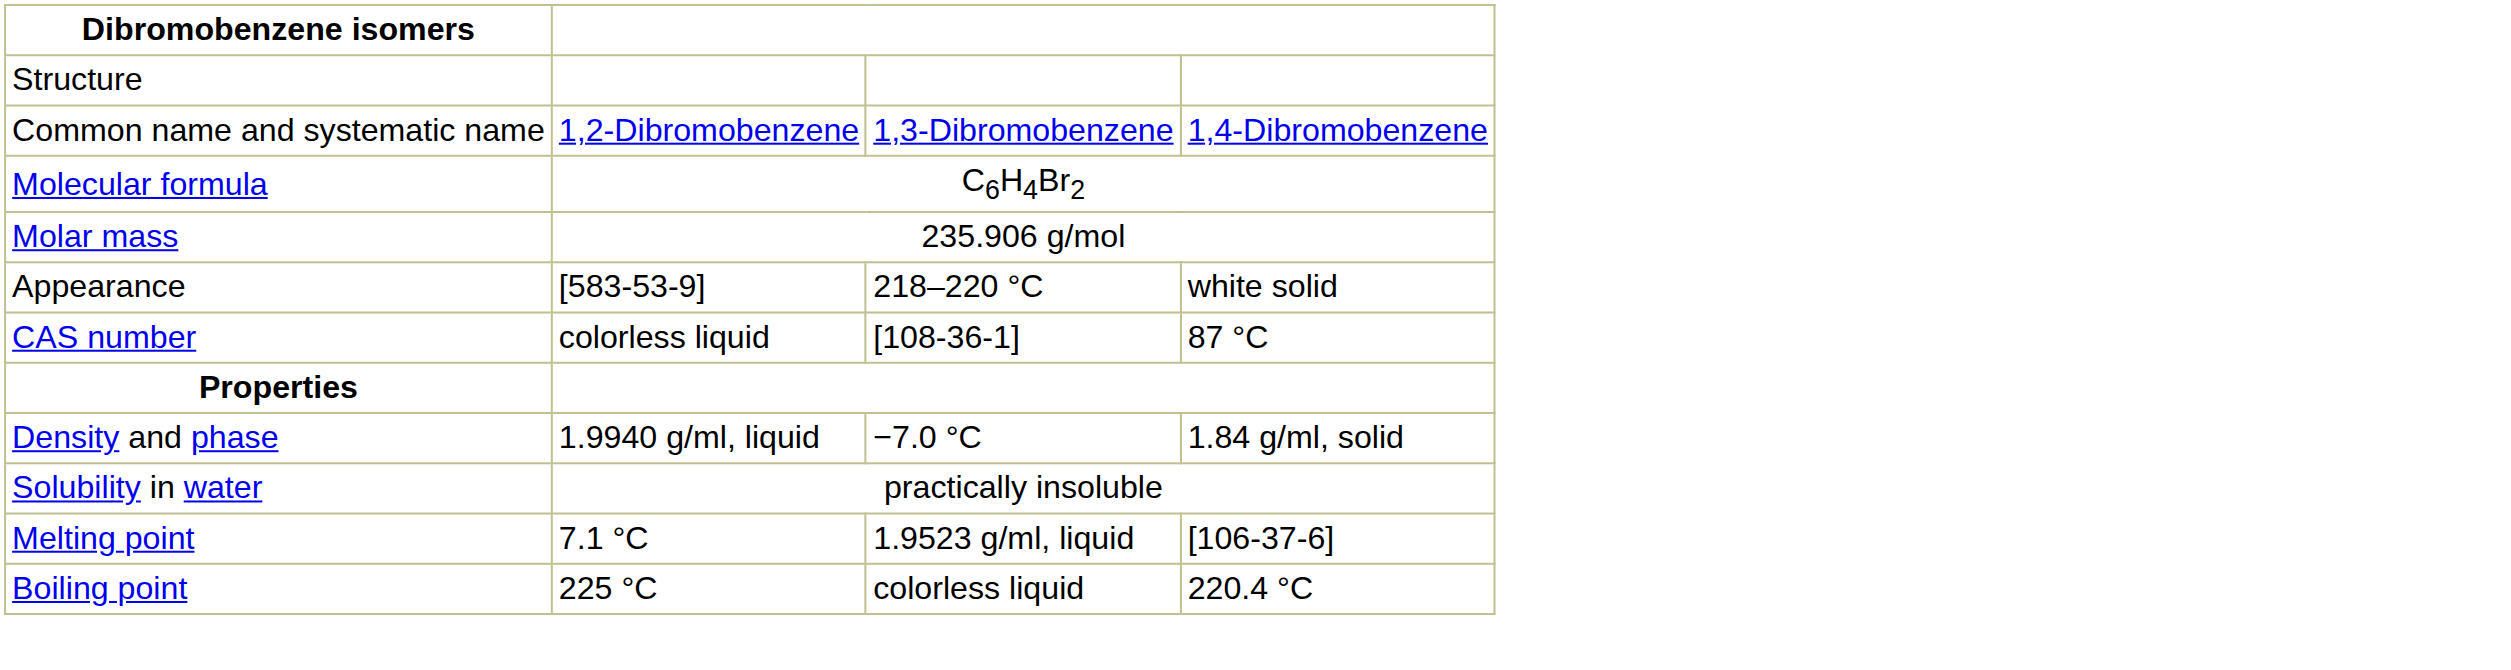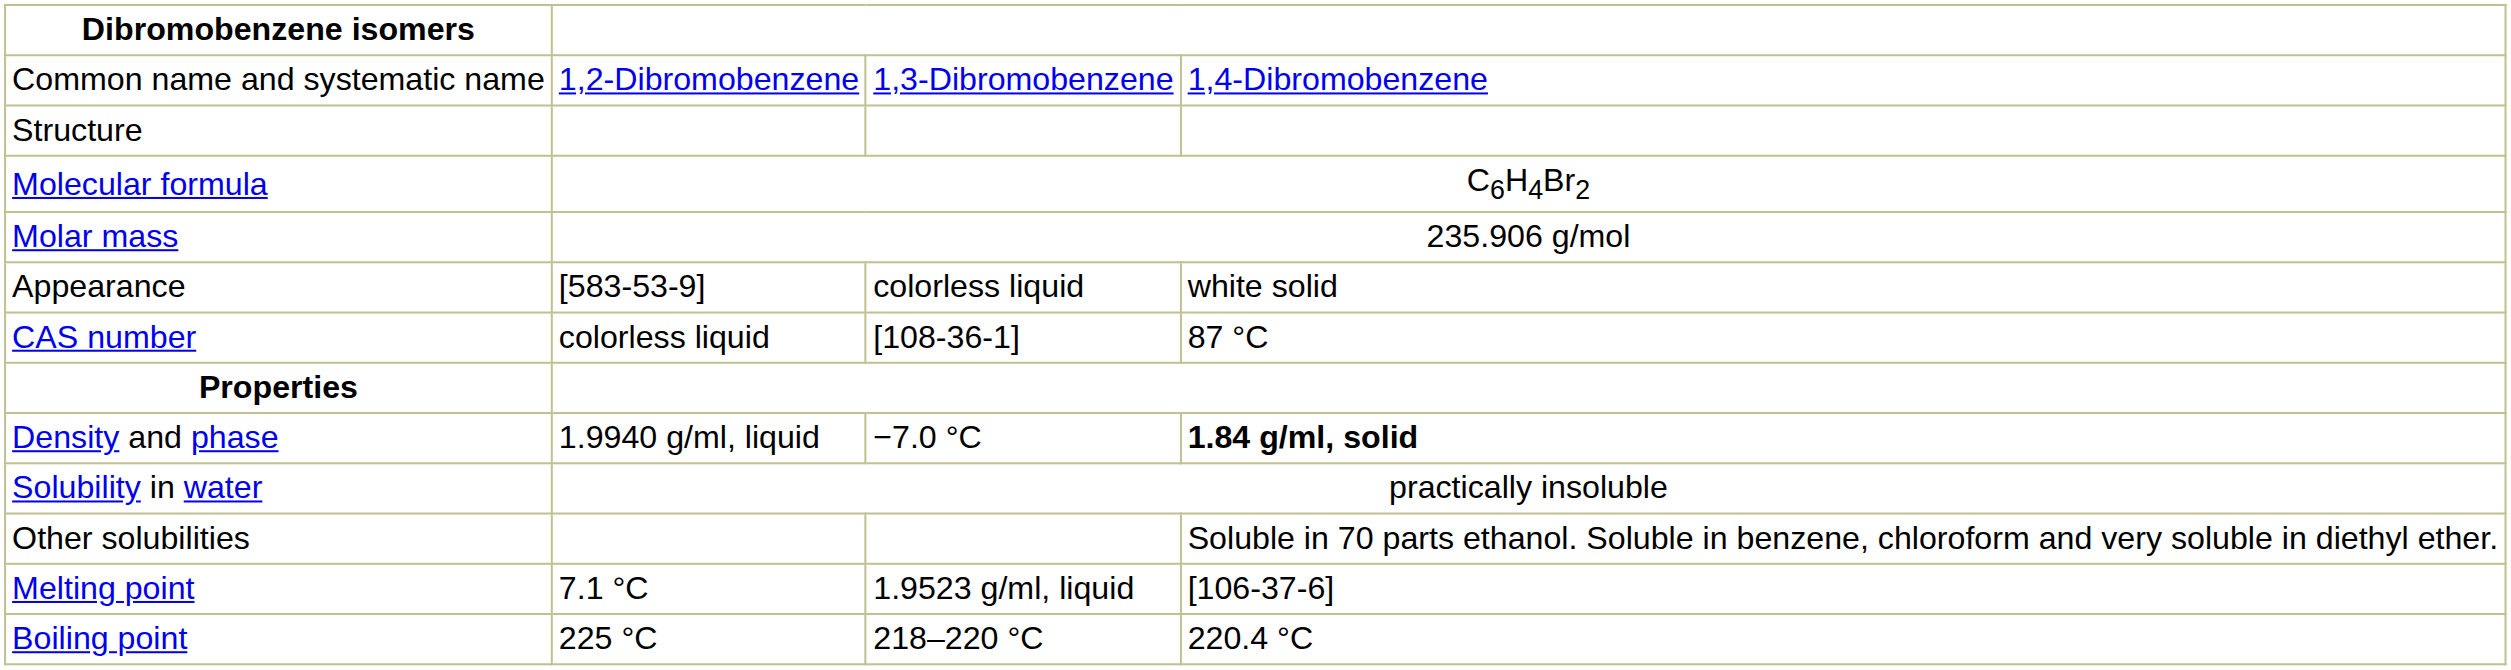rows swapped: (278, 130) <-> (77, 79)
(958, 287) 218–220 °C -> (979, 287) colorless liquid
(1296, 438) normal -> (1303, 438) bold
+ row: (131, 538)
(979, 588) colorless liquid -> (958, 639) 218–220 °C
